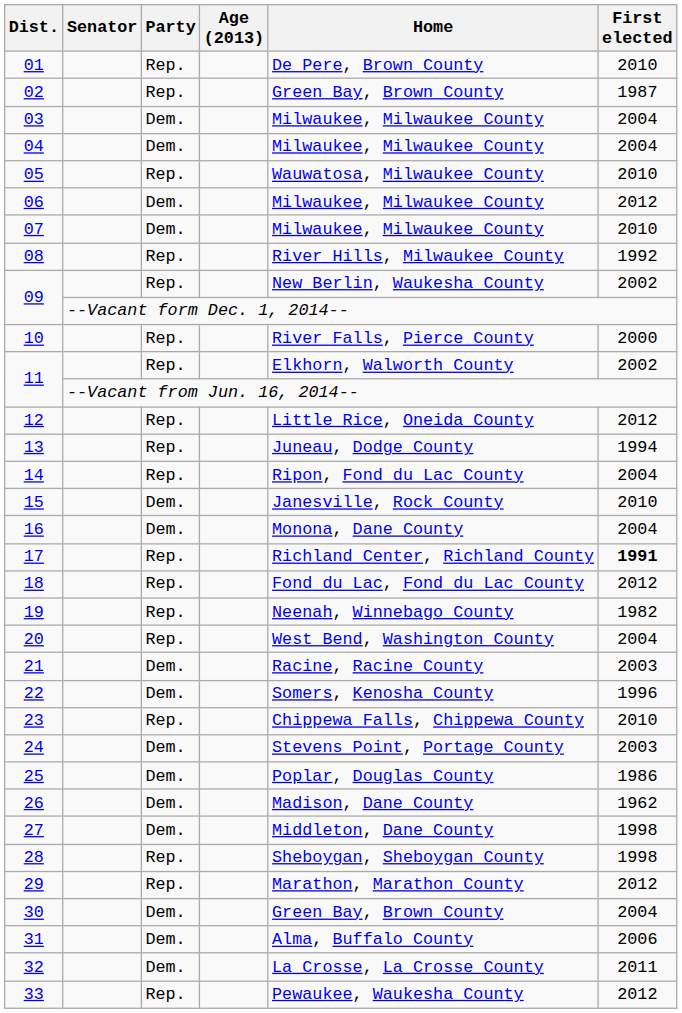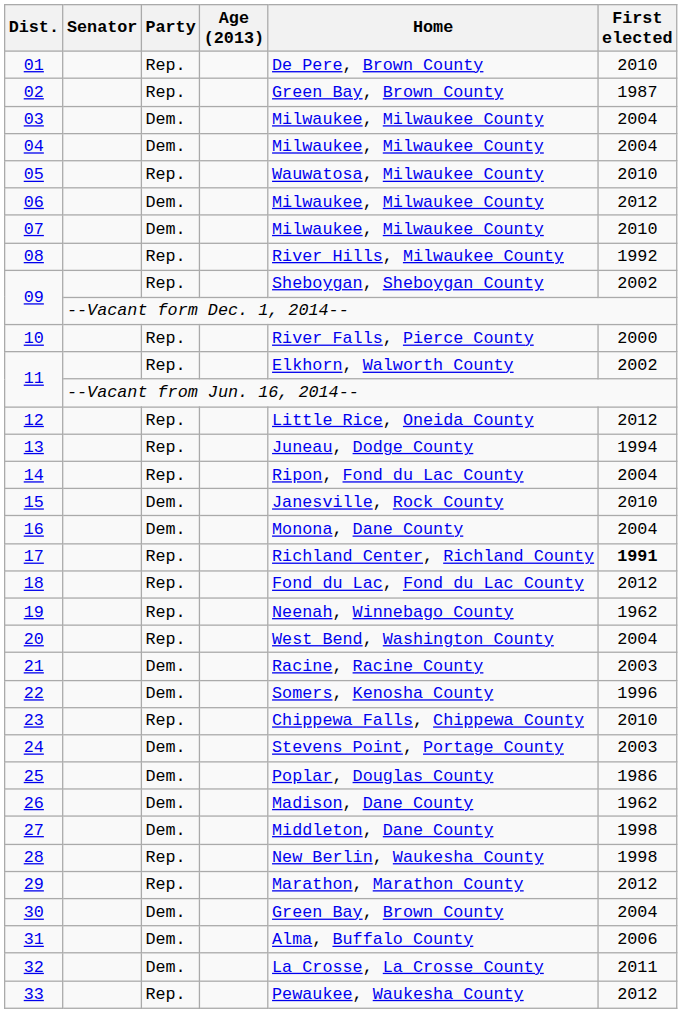(408, 284) New Berlin, Waukesha County -> (408, 284) Sheboygan, Sheboygan County
(637, 612) 1982 -> (637, 612) 1962
(408, 858) Sheboygan, Sheboygan County -> (408, 858) New Berlin, Waukesha County
